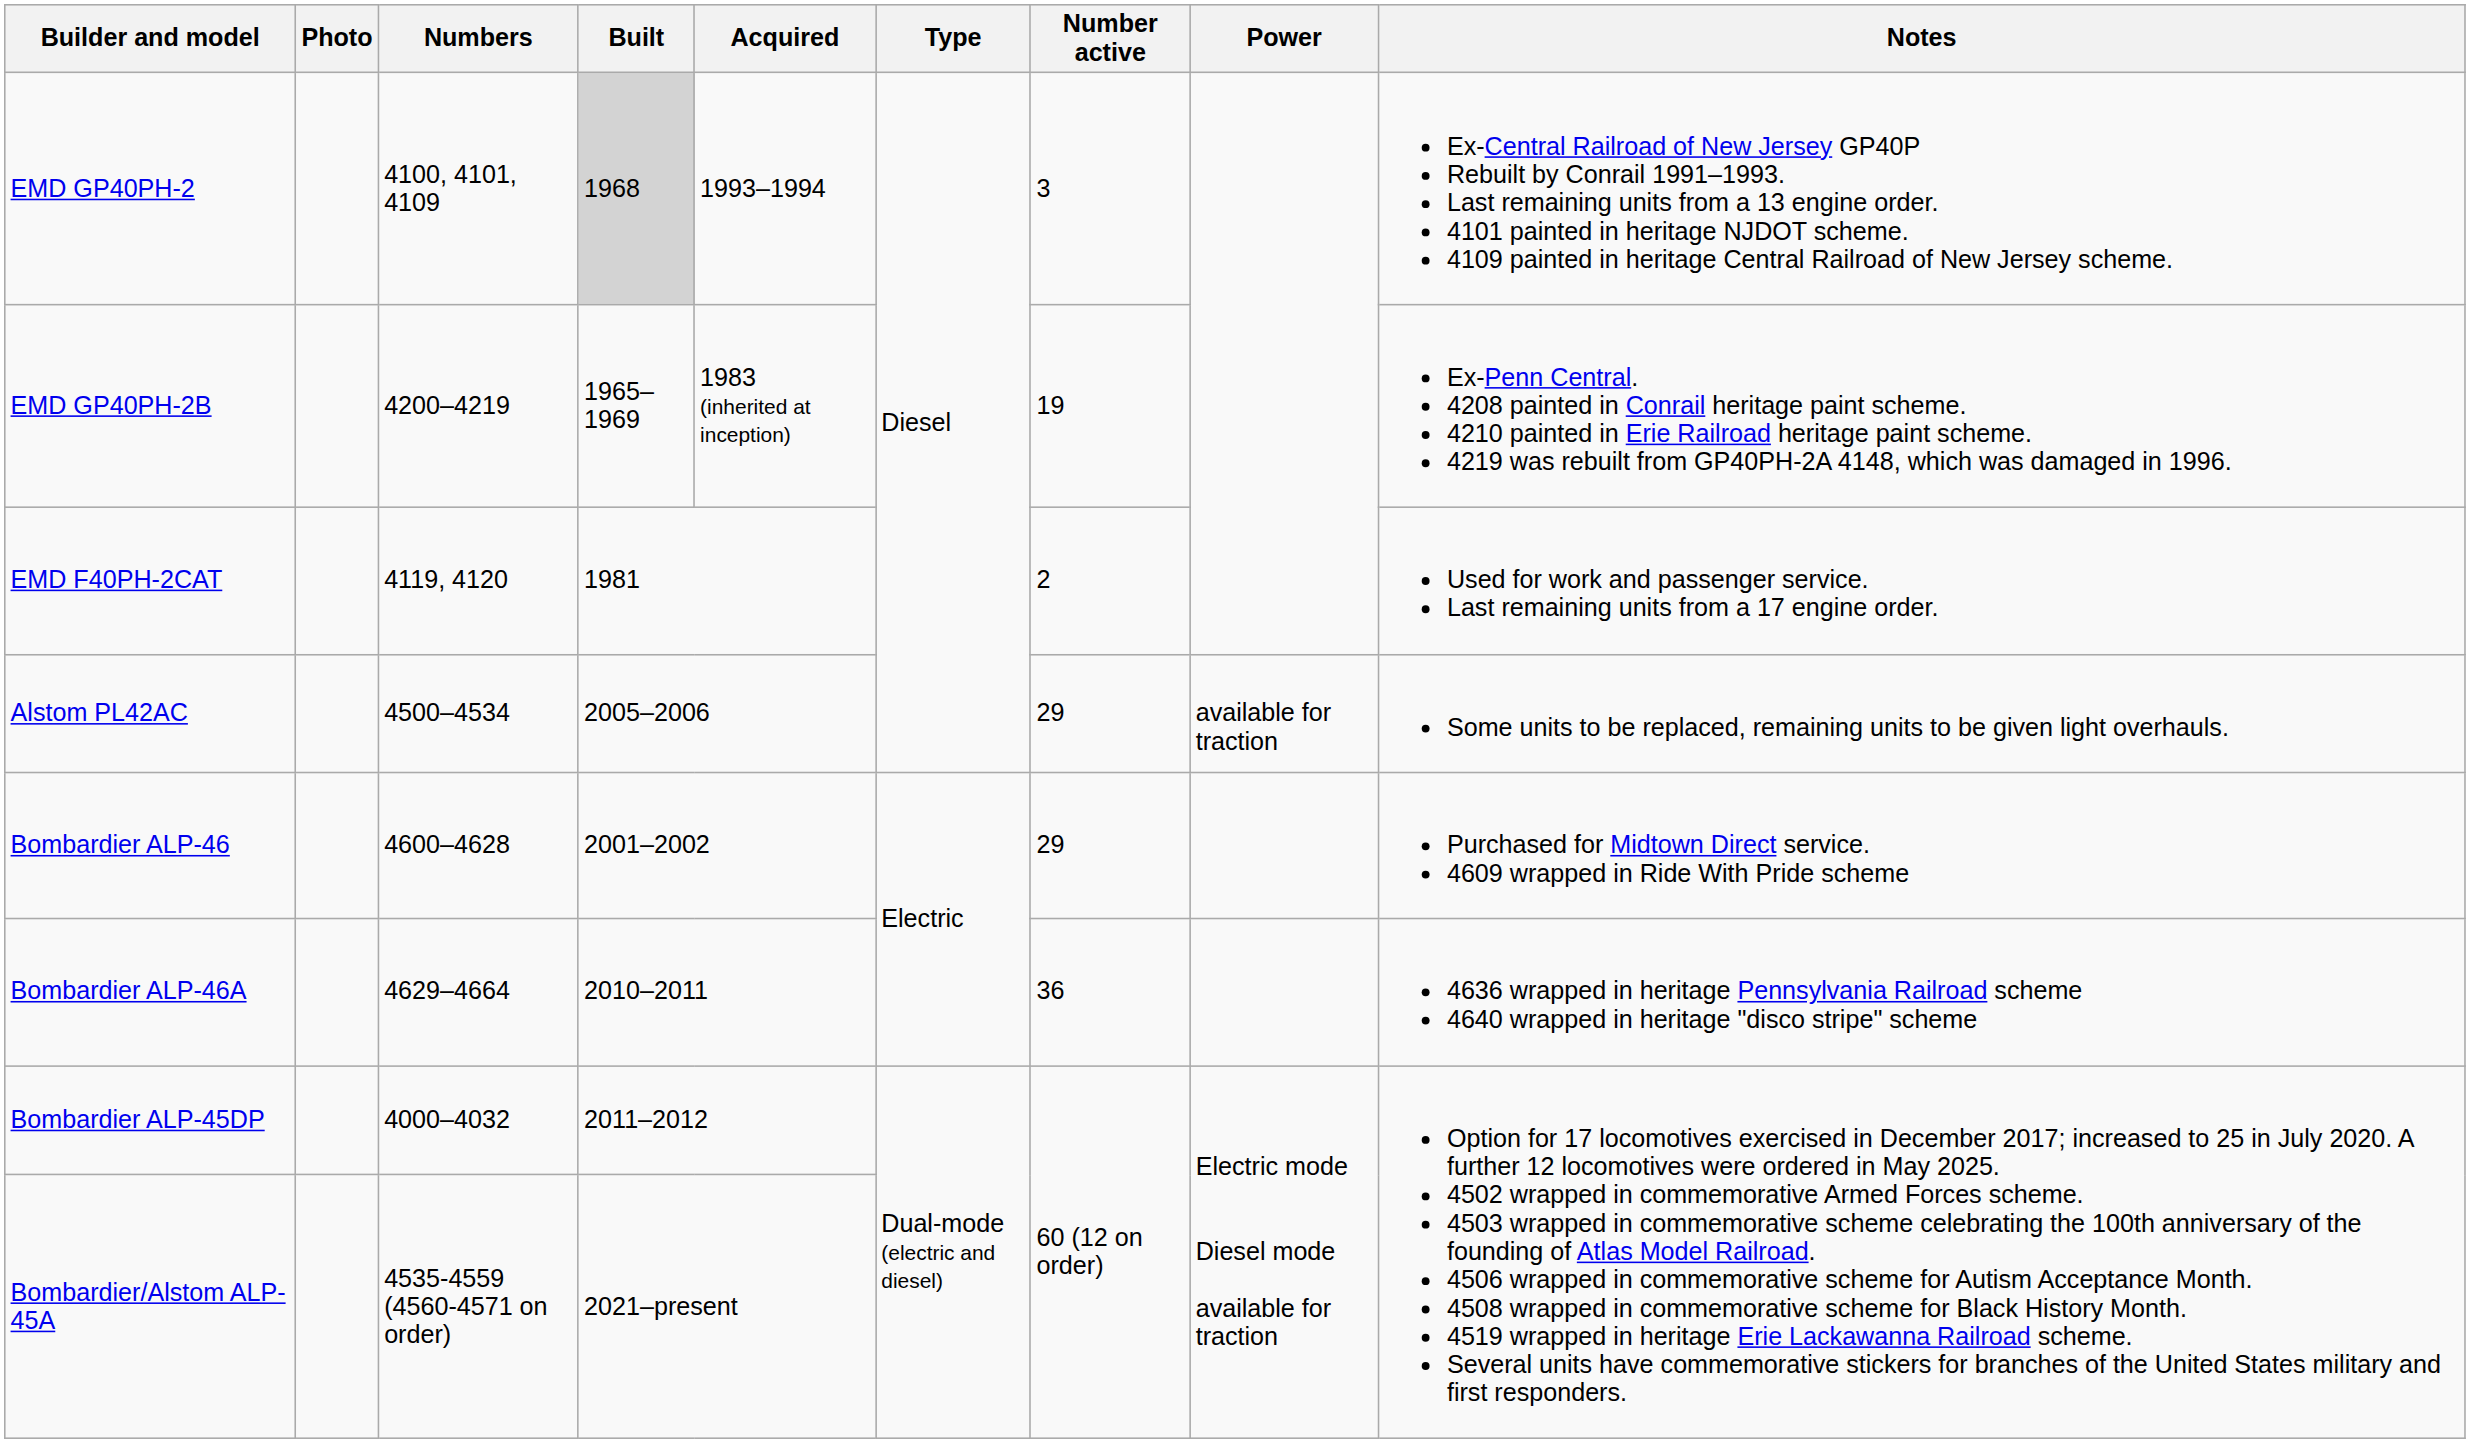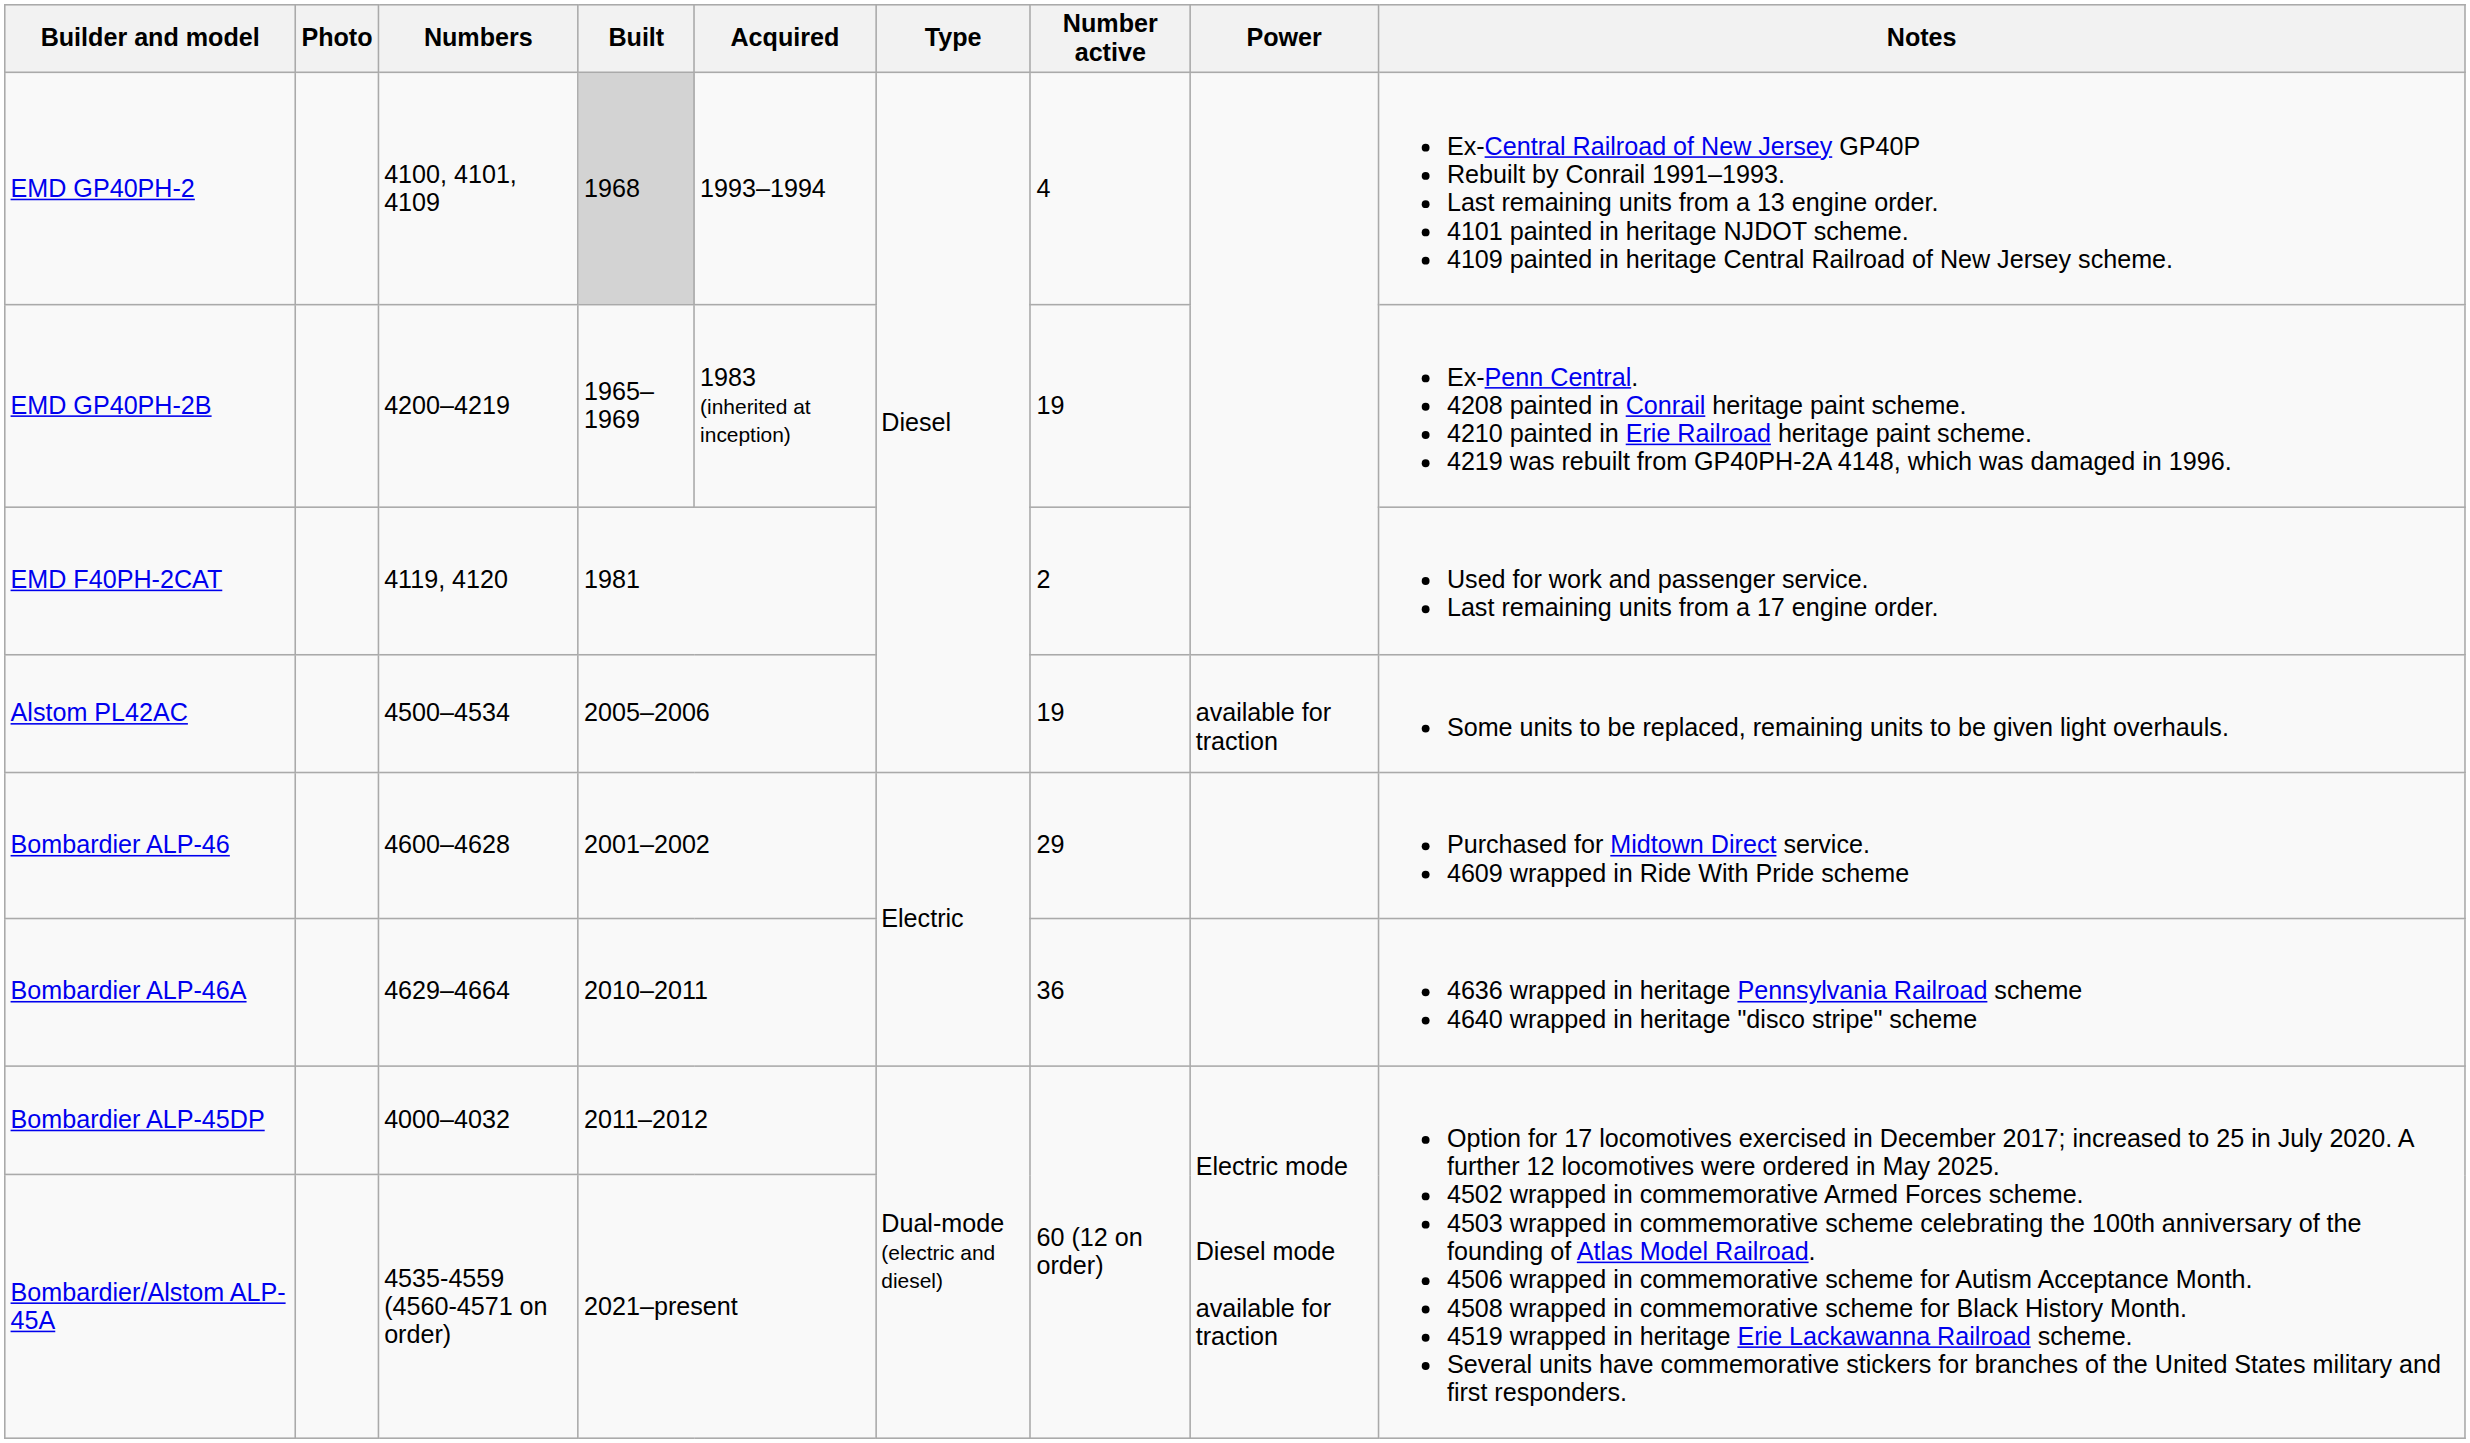(1043, 188) 3 -> (1043, 188) 4
(1050, 712) 29 -> (1050, 712) 19
